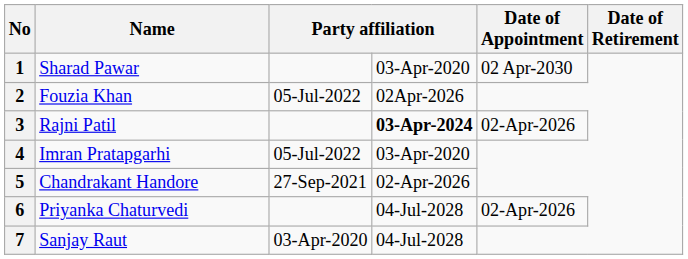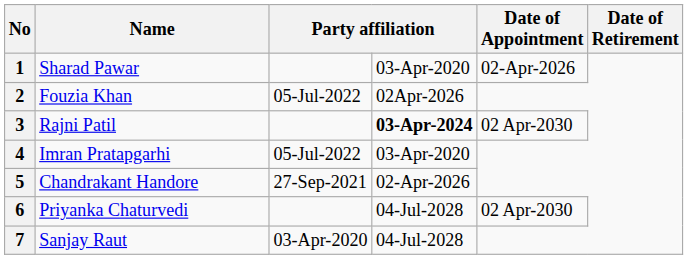(527, 67) 02 Apr-2030 -> (528, 67) 02-Apr-2026
(528, 125) 02-Apr-2026 -> (527, 125) 02 Apr-2030
(528, 211) 02-Apr-2026 -> (527, 211) 02 Apr-2030
